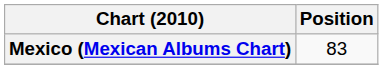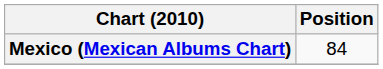(337, 49) 83 -> (337, 49) 84
